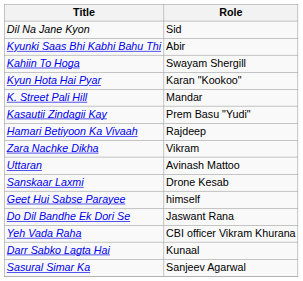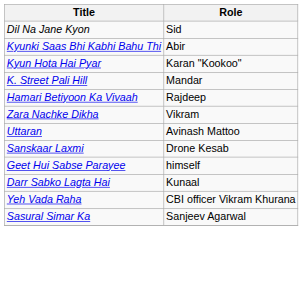- row: (43, 64)
- row: (57, 115)
- row: (68, 217)
rows swapped: (58, 251) <-> (44, 234)
